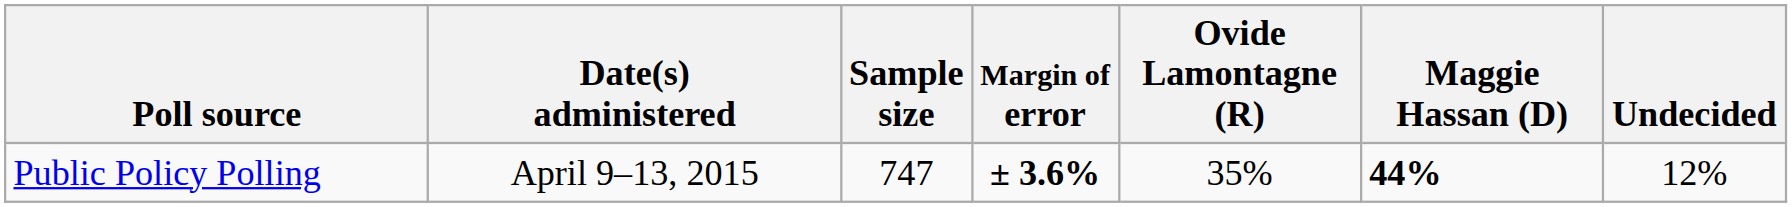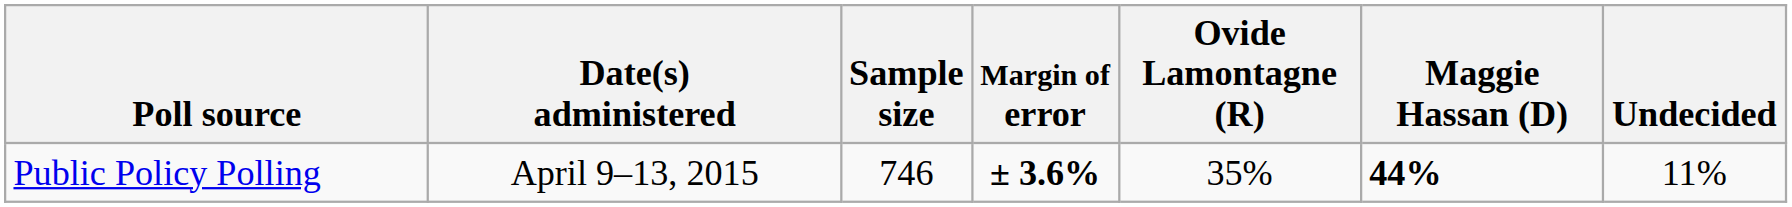(906, 171) 747 -> (906, 171) 746
(1694, 171) 12% -> (1694, 171) 11%
